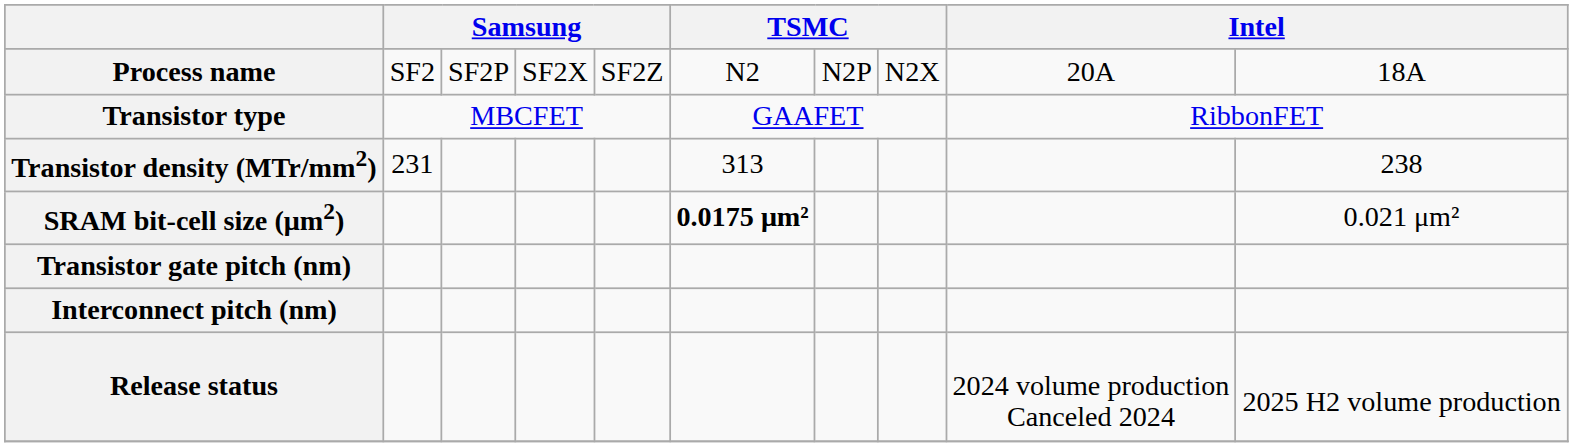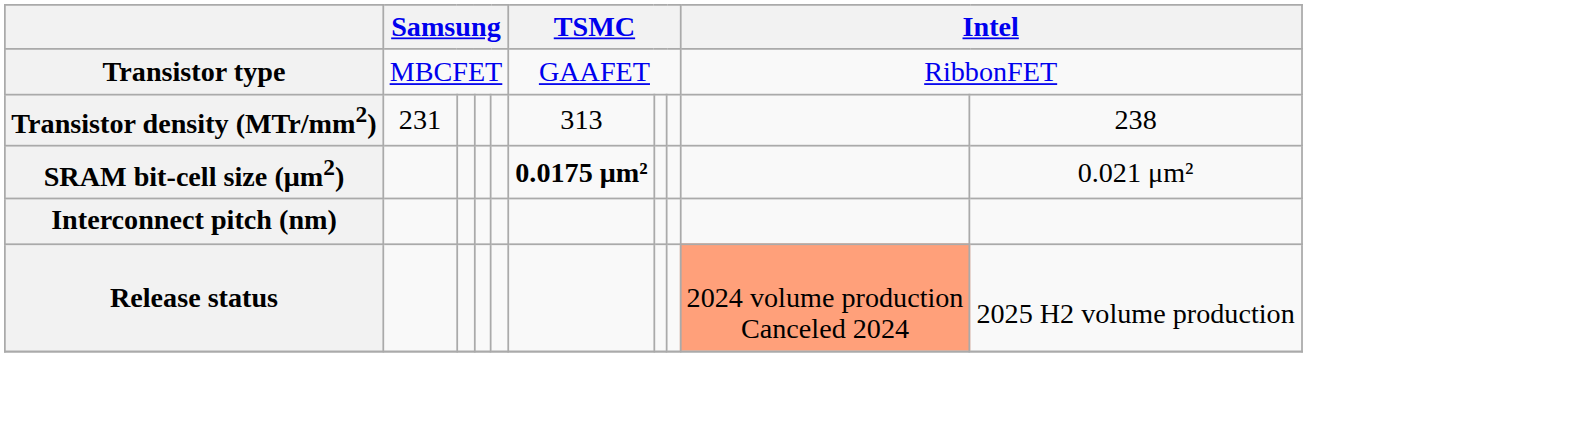- row: (194, 71)
- row: (194, 265)
(1091, 402) no background -> (825, 312) lightsalmon background
